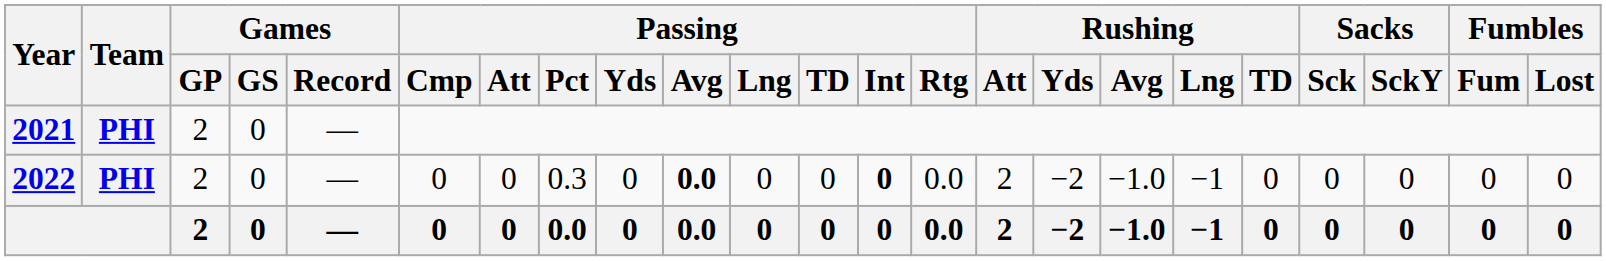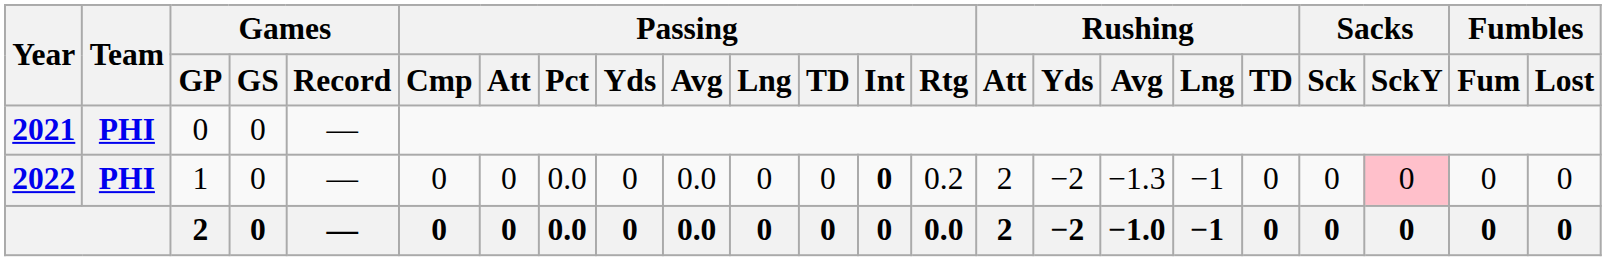(200, 129) 2 -> (200, 129) 0
(200, 179) 2 -> (200, 179) 1
(567, 179) 0.3 -> (567, 179) 0.0
(697, 179) bold -> (697, 179) normal
(944, 179) 0.0 -> (944, 179) 0.2
(1137, 179) −1.0 -> (1137, 179) −1.3
(1407, 179) no background -> (1407, 179) pink background
